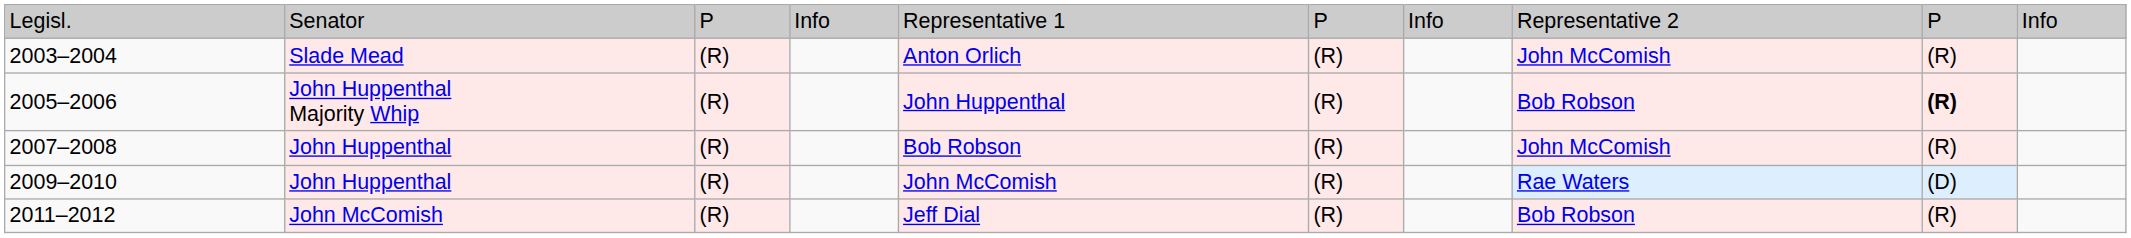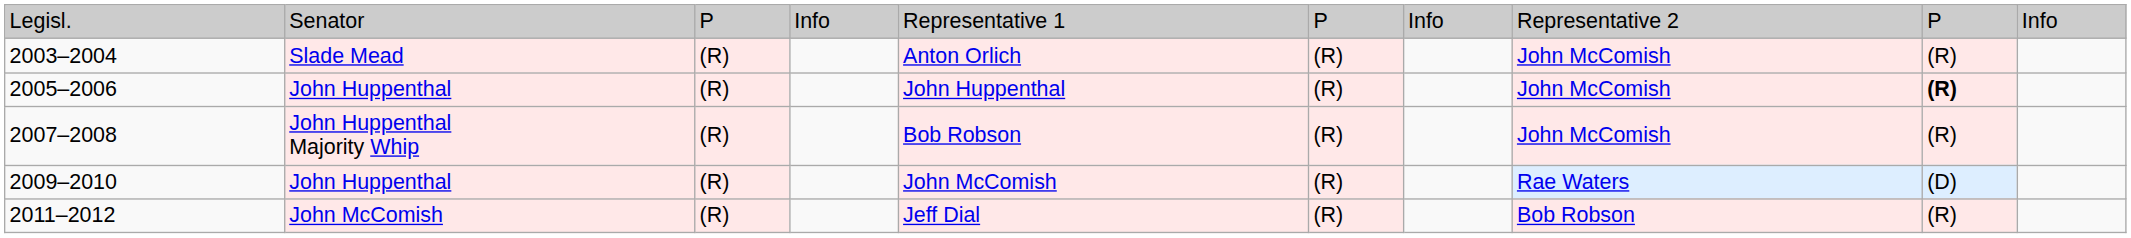(370, 101) John Huppenthal Majority Whip -> (370, 89) John Huppenthal
(1576, 101) Bob Robson -> (1594, 89) John McComish
(370, 147) John Huppenthal -> (370, 135) John Huppenthal Majority Whip
